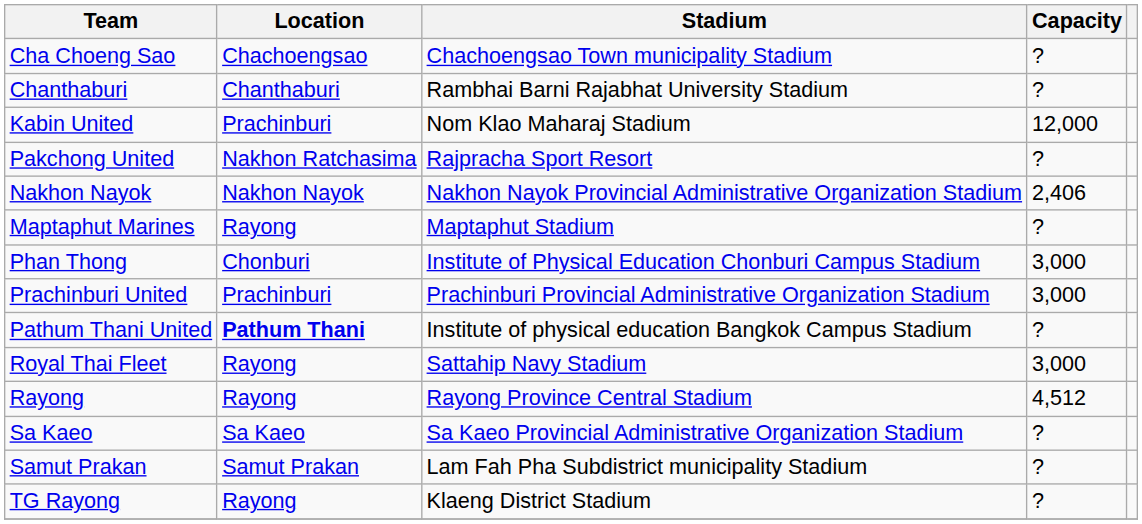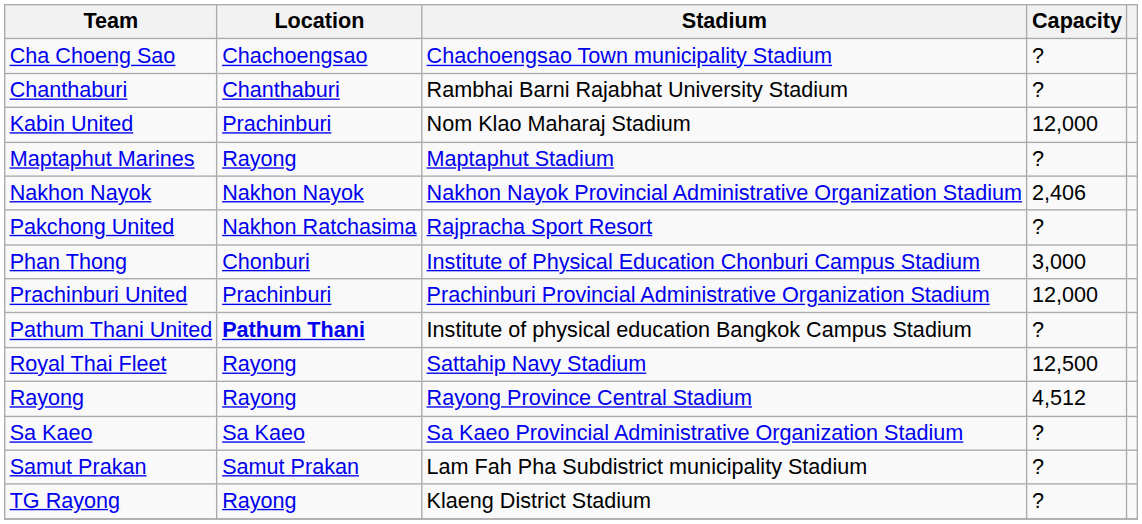rows swapped: (102, 227) <-> (92, 158)
(1059, 295) 3,000 -> (1065, 295) 12,000
(1059, 364) 3,000 -> (1065, 364) 12,500
